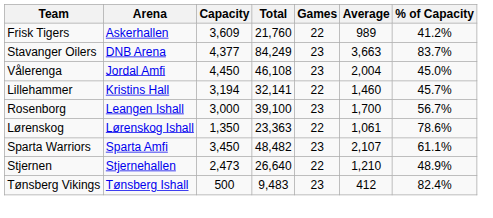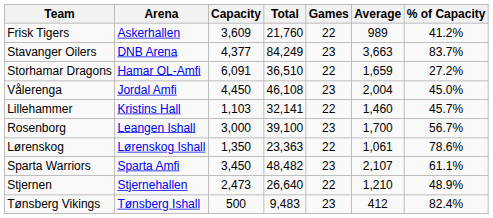+ row: (60, 71)
(224, 90) 3,194 -> (236, 109) 1,103
